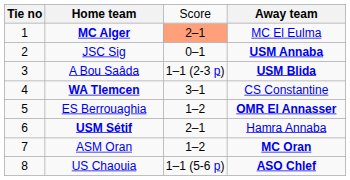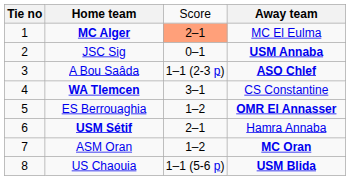(286, 71) USM Blida -> (286, 71) ASO Chlef
(286, 166) ASO Chlef -> (286, 166) USM Blida
